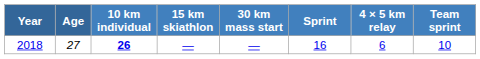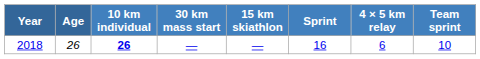columns swapped: (188, 20) <-> (254, 20)
(73, 45) 27 -> (73, 45) 26
